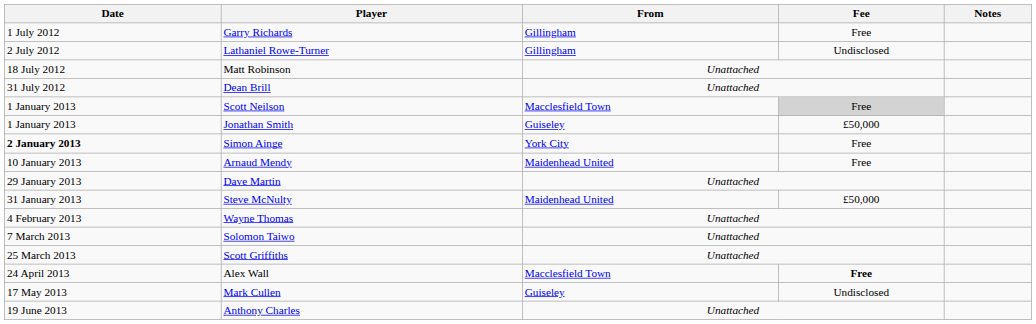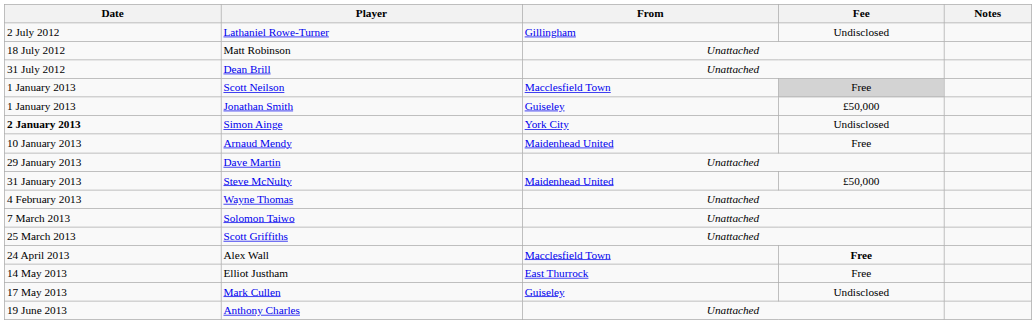- row: (258, 32)
(861, 143) Free -> (861, 125) Undisclosed
+ row: (256, 273)
